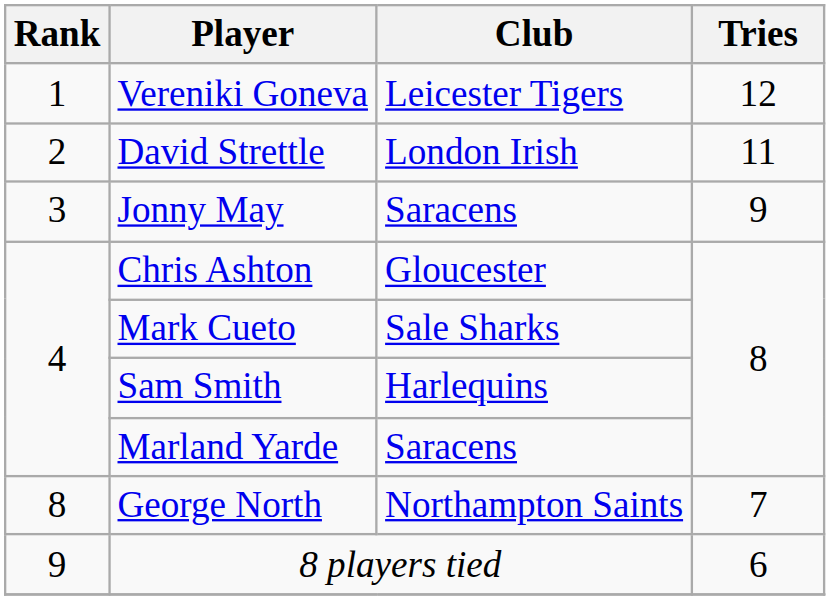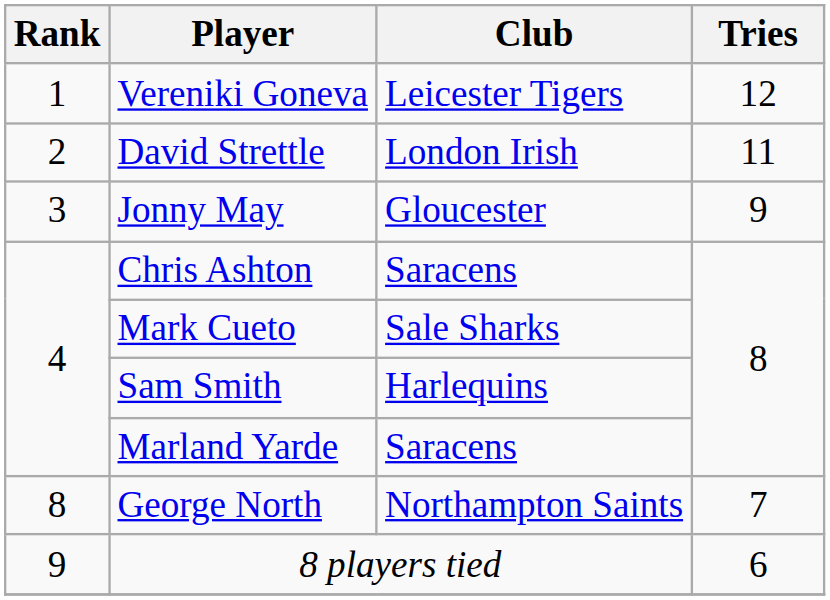(451, 210) Saracens -> (465, 210) Gloucester
(465, 269) Gloucester -> (451, 269) Saracens
